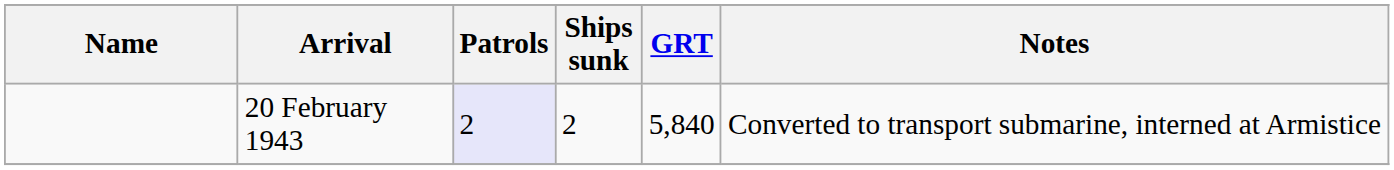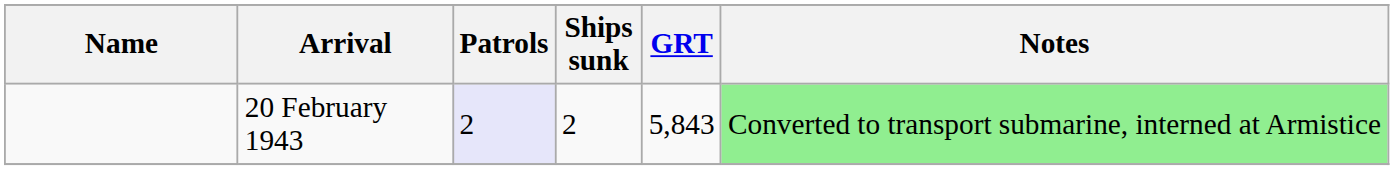(682, 123) 5,840 -> (682, 123) 5,843
(1055, 123) no background -> (1055, 123) lightgreen background
